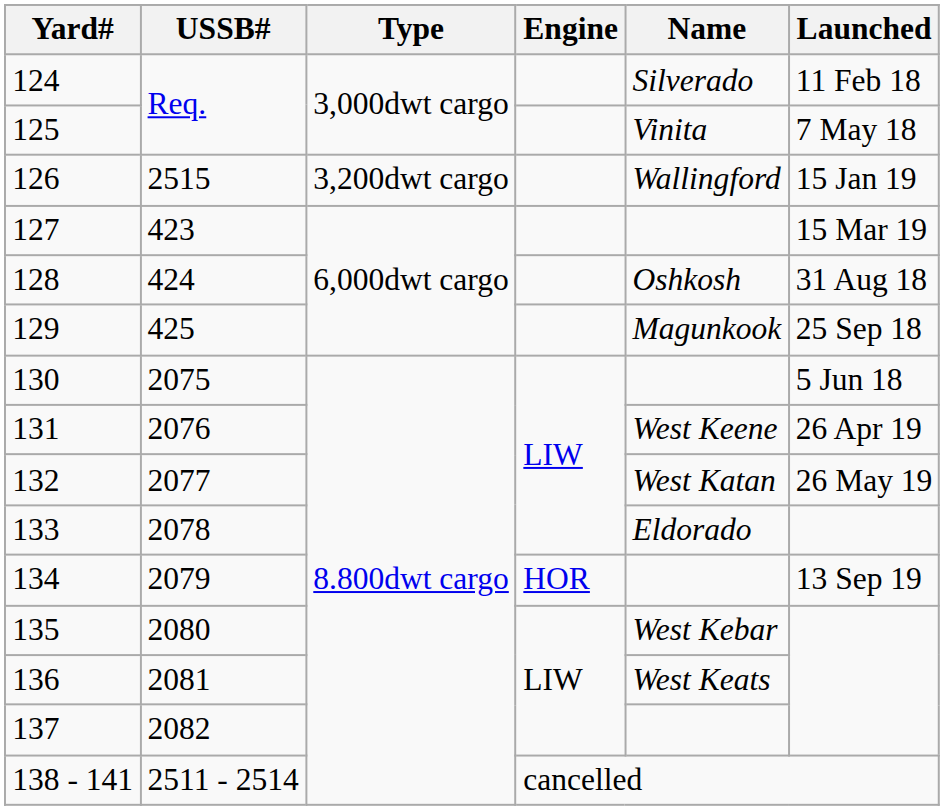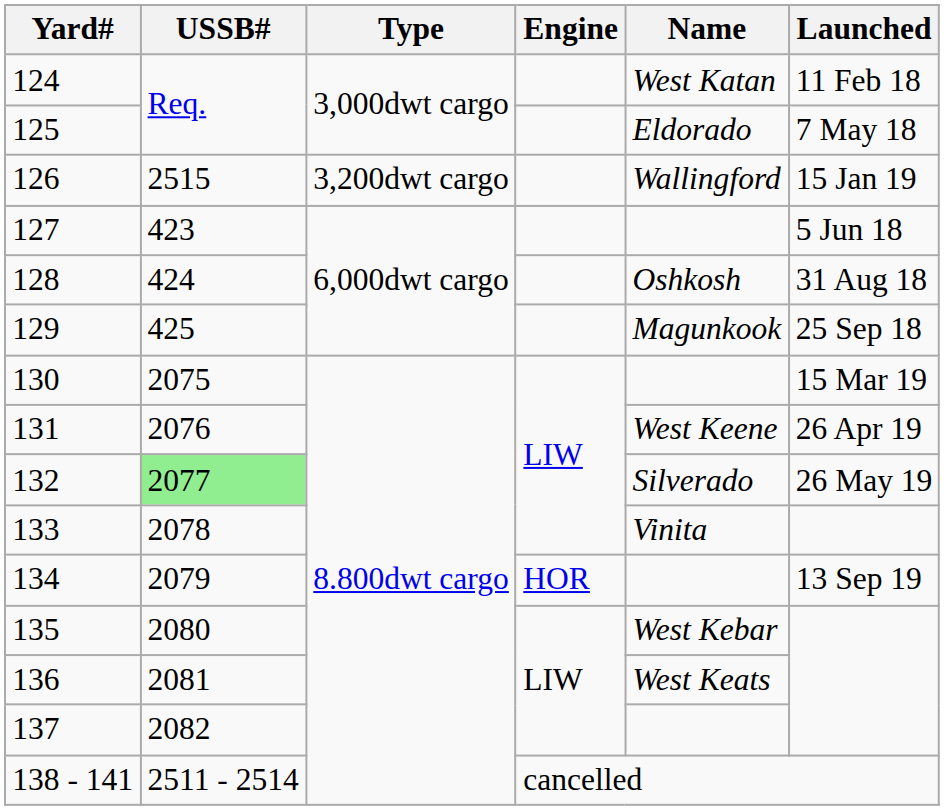(693, 79) Silverado -> (704, 79) West Katan
(670, 129) Vinita -> (692, 129) Eldorado
(861, 229) 15 Mar 19 -> (849, 229) 5 Jun 18
(849, 379) 5 Jun 18 -> (861, 379) 15 Mar 19
(179, 479) no background -> (179, 479) lightgreen background
(704, 479) West Katan -> (693, 479) Silverado
(692, 529) Eldorado -> (670, 529) Vinita
